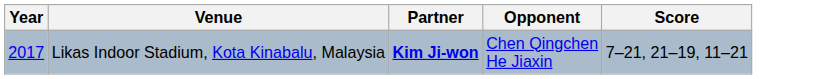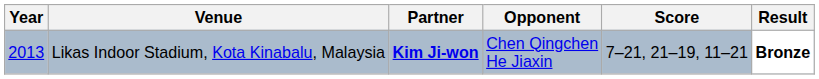+ column: (783, 18)
(26, 52) 2017 -> (26, 52) 2013
